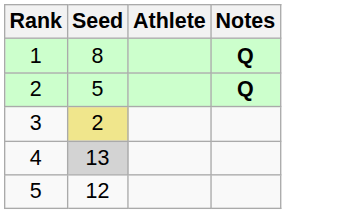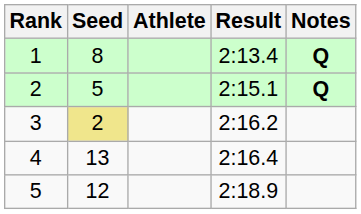+ column: (248, 21)
(98, 157) lightgrey background -> (98, 157) no background
